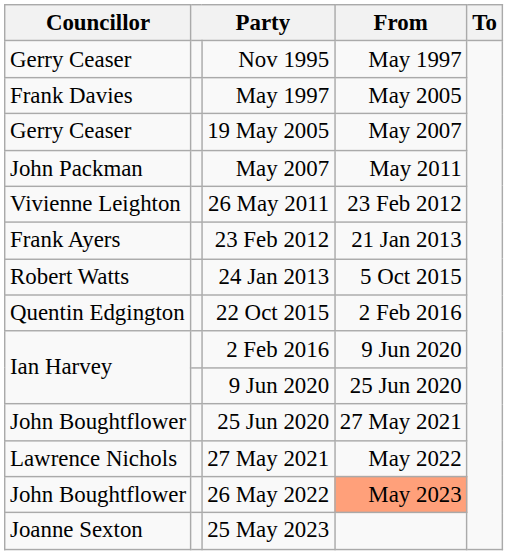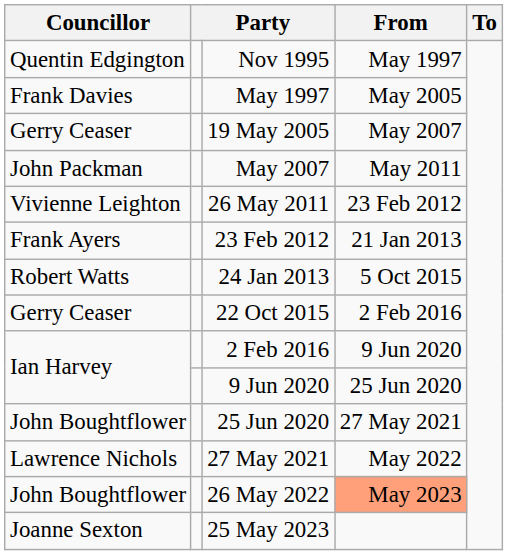(71, 58) Gerry Ceaser -> (97, 58) Quentin Edgington
(97, 312) Quentin Edgington -> (71, 312) Gerry Ceaser
